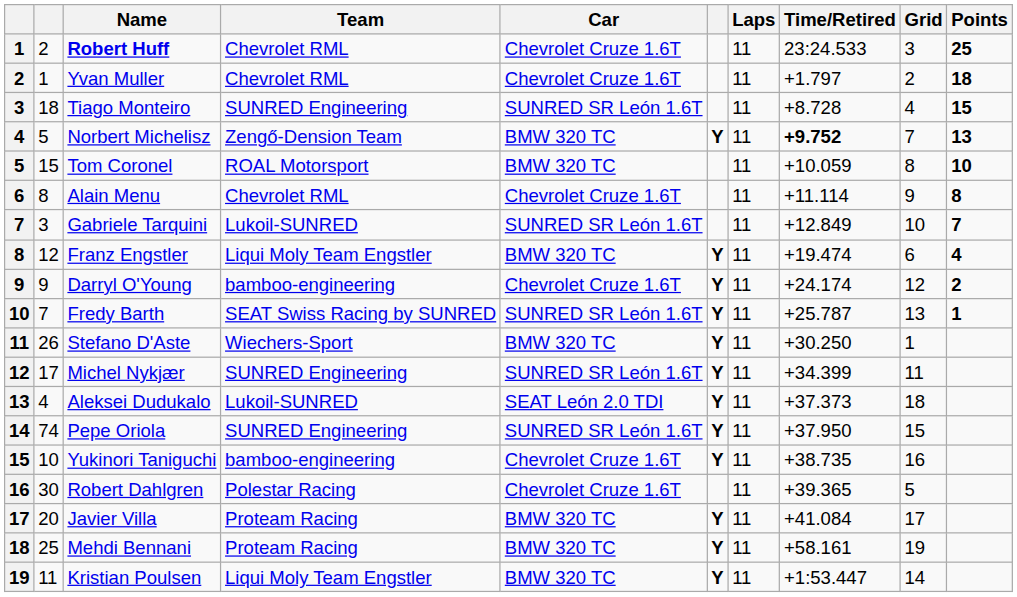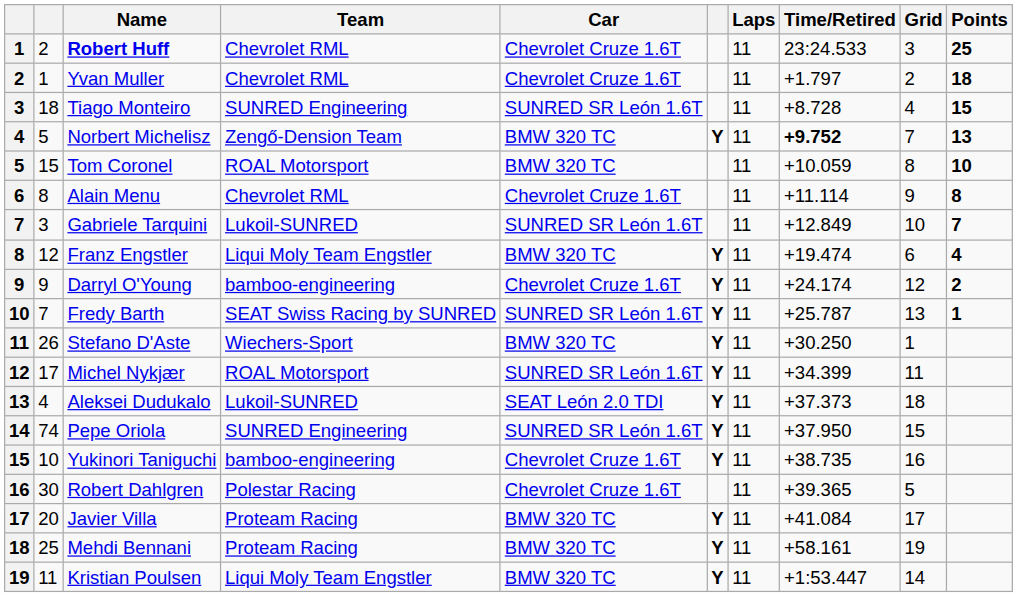(316, 372) SUNRED Engineering -> (297, 372) ROAL Motorsport
